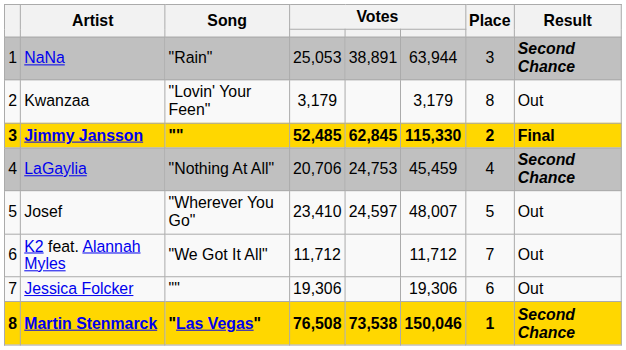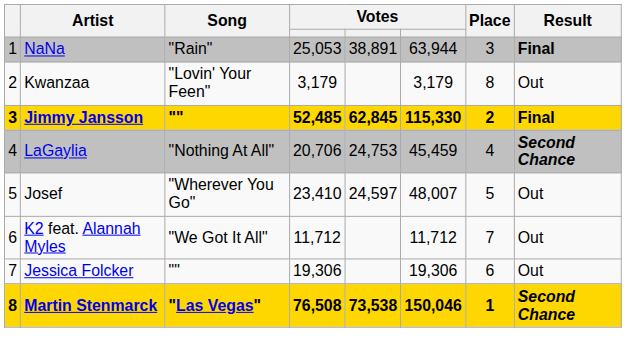(546, 58) Second Chance -> (536, 49) Final
